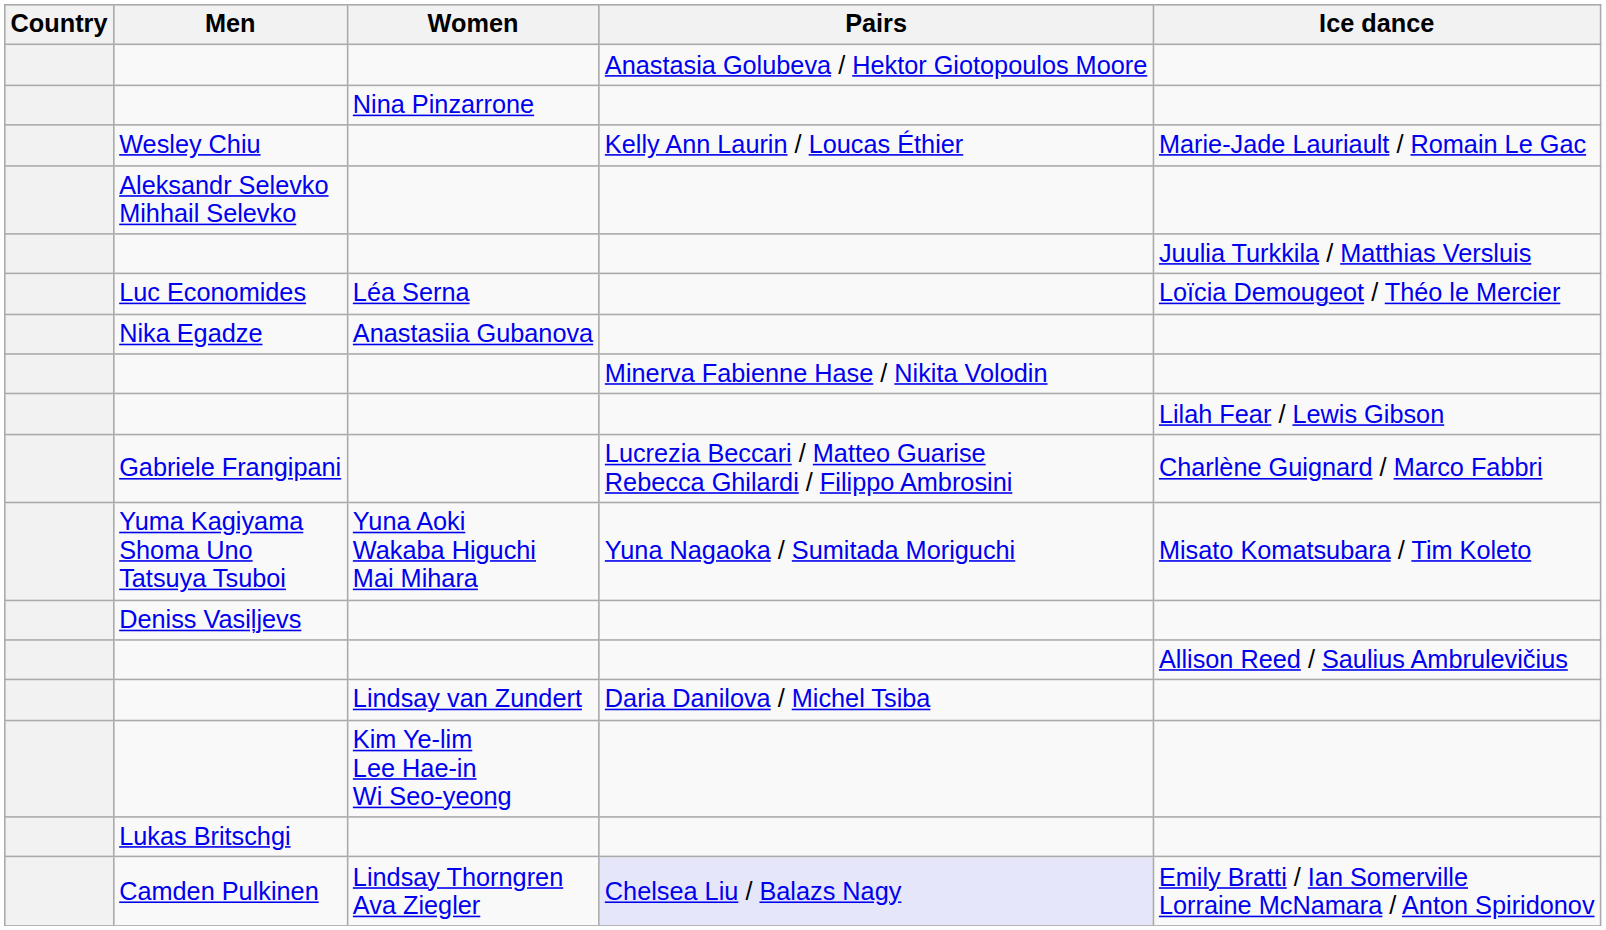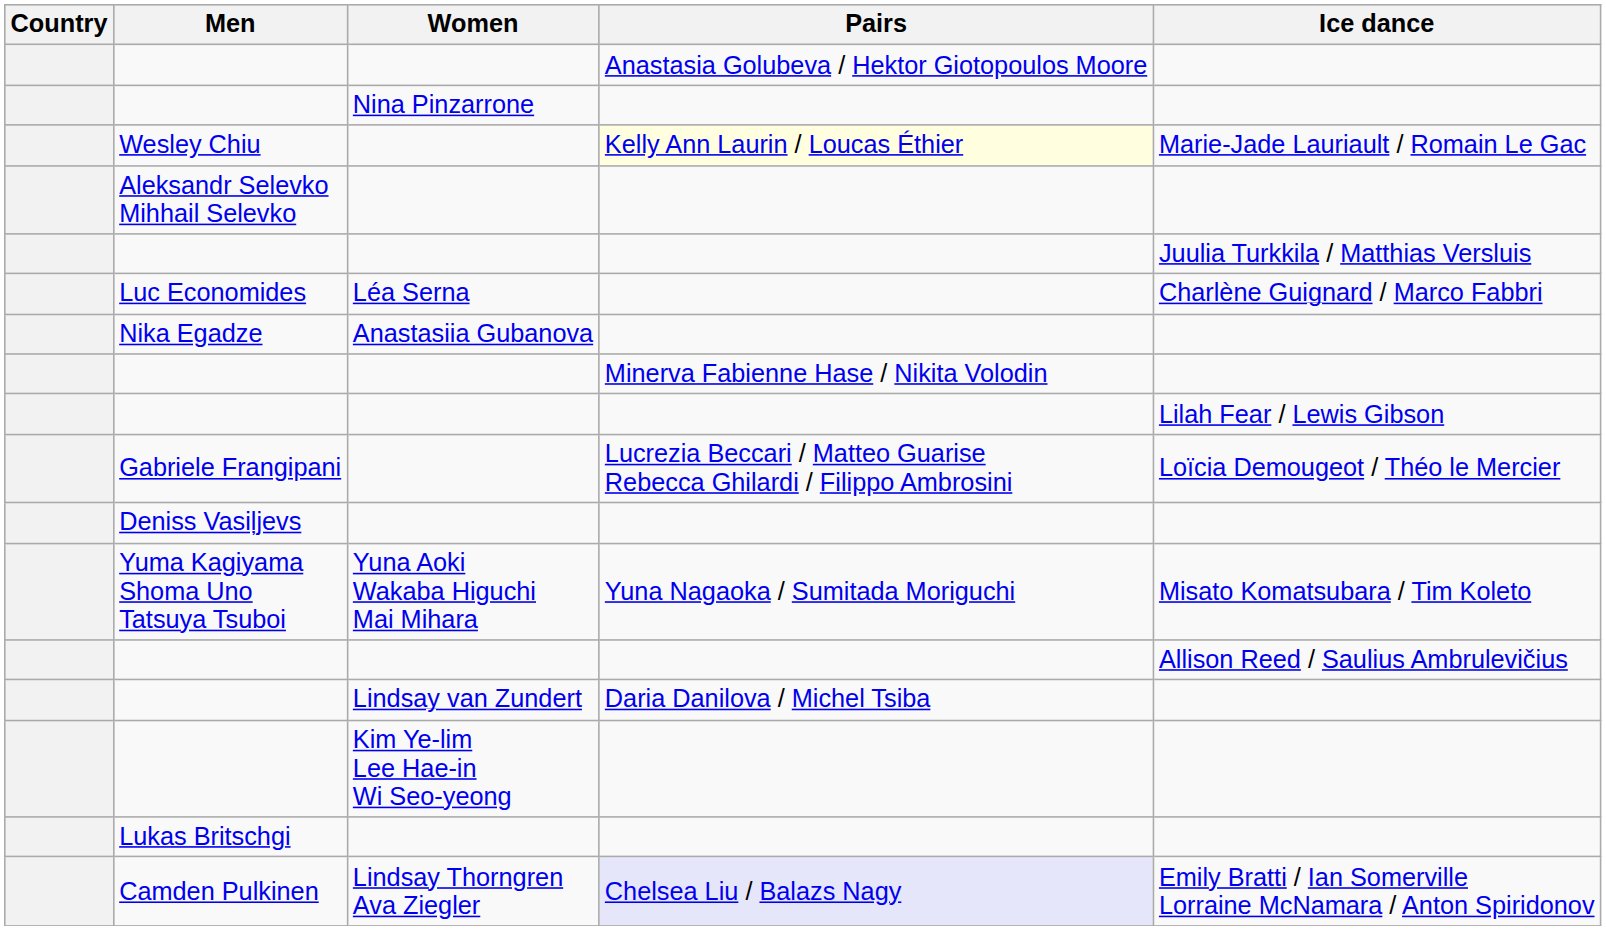(784, 144) no background -> (784, 144) lightyellow background
(1360, 293) Loïcia Demougeot / Théo le Mercier -> (1351, 293) Charlène Guignard / Marco Fabbri
(1351, 468) Charlène Guignard / Marco Fabbri -> (1360, 468) Loïcia Demougeot / Théo le Mercier
rows swapped: (211, 550) <-> (210, 619)
